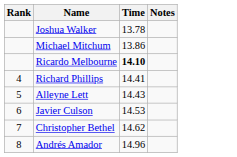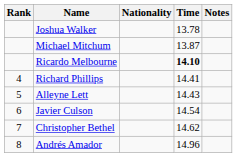+ column: (147, 12)
(133, 45) 13.86 -> (188, 45) 13.87
(133, 111) 14.53 -> (188, 111) 14.54
